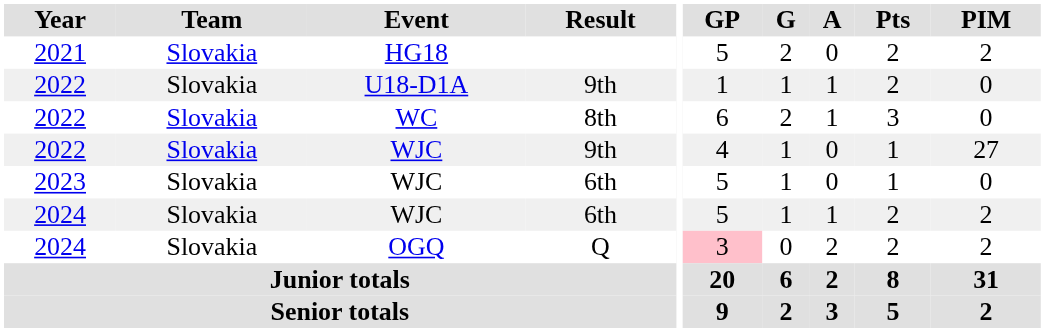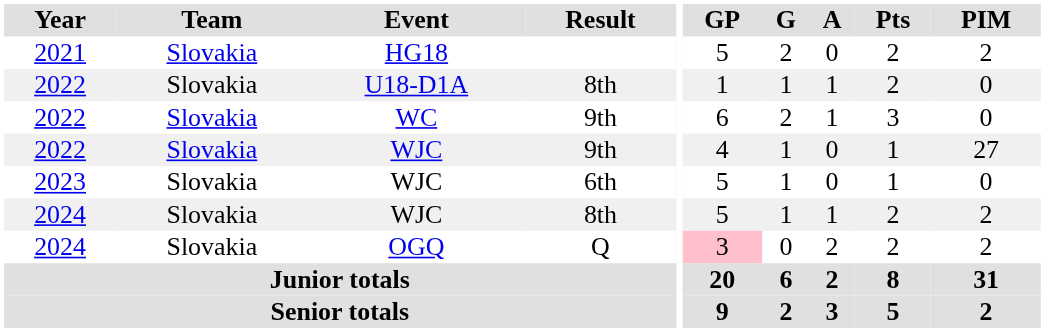(600, 84) 9th -> (600, 84) 8th
(600, 117) 8th -> (600, 117) 9th
(600, 214) 6th -> (600, 214) 8th
